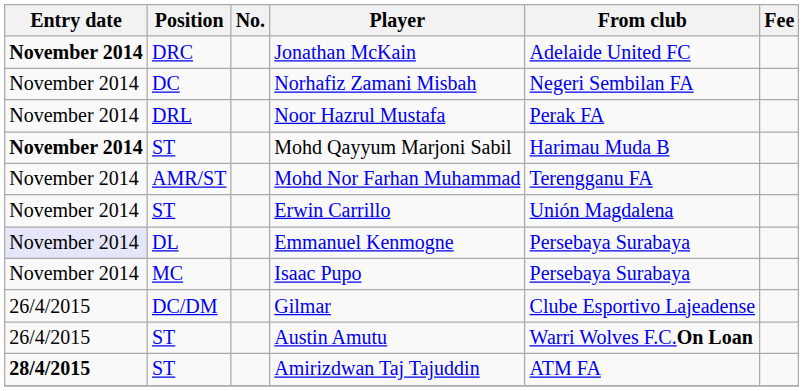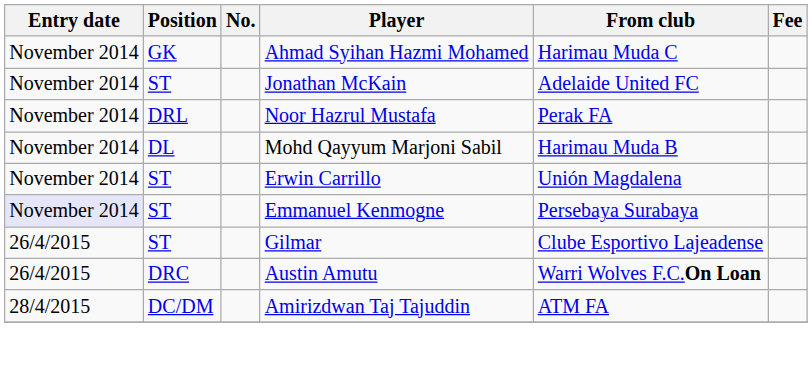+ row: (397, 52)
(76, 52) bold -> (74, 83) normal
(173, 52) DRC -> (160, 83) ST
- row: (375, 83)
(76, 147) bold -> (74, 147) normal
(164, 147) ST -> (161, 147) DL
- row: (397, 178)
(165, 242) DL -> (160, 210) ST
- row: (318, 274)
(185, 305) DC/DM -> (160, 242) ST
(164, 337) ST -> (168, 274) DRC
(50, 369) bold -> (50, 305) normal
(164, 369) ST -> (181, 305) DC/DM
